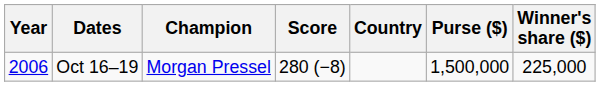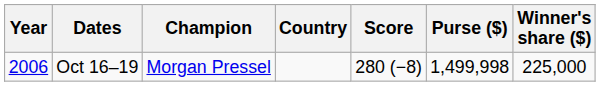columns swapped: (388, 28) <-> (312, 28)
(470, 66) 1,500,000 -> (470, 66) 1,499,998
